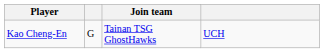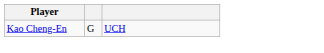- column: (151, 12)
